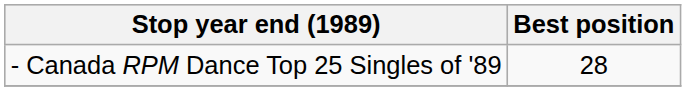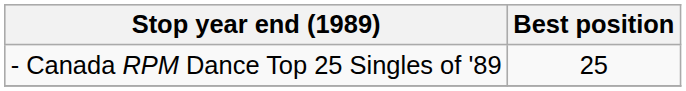(594, 65) 28 -> (594, 65) 25
